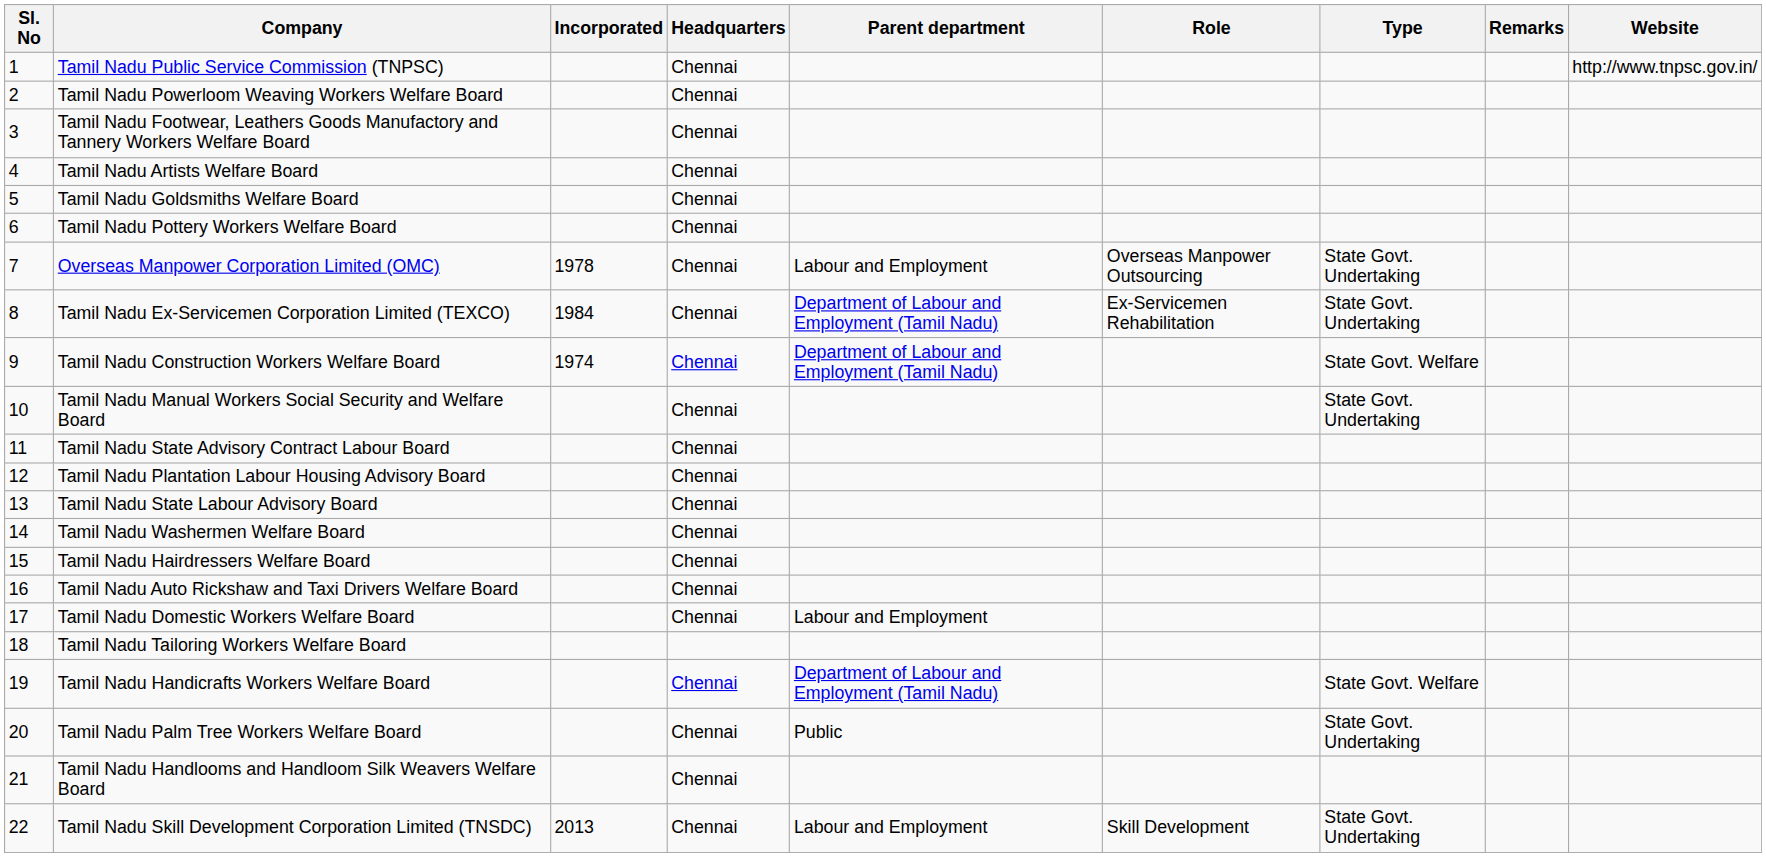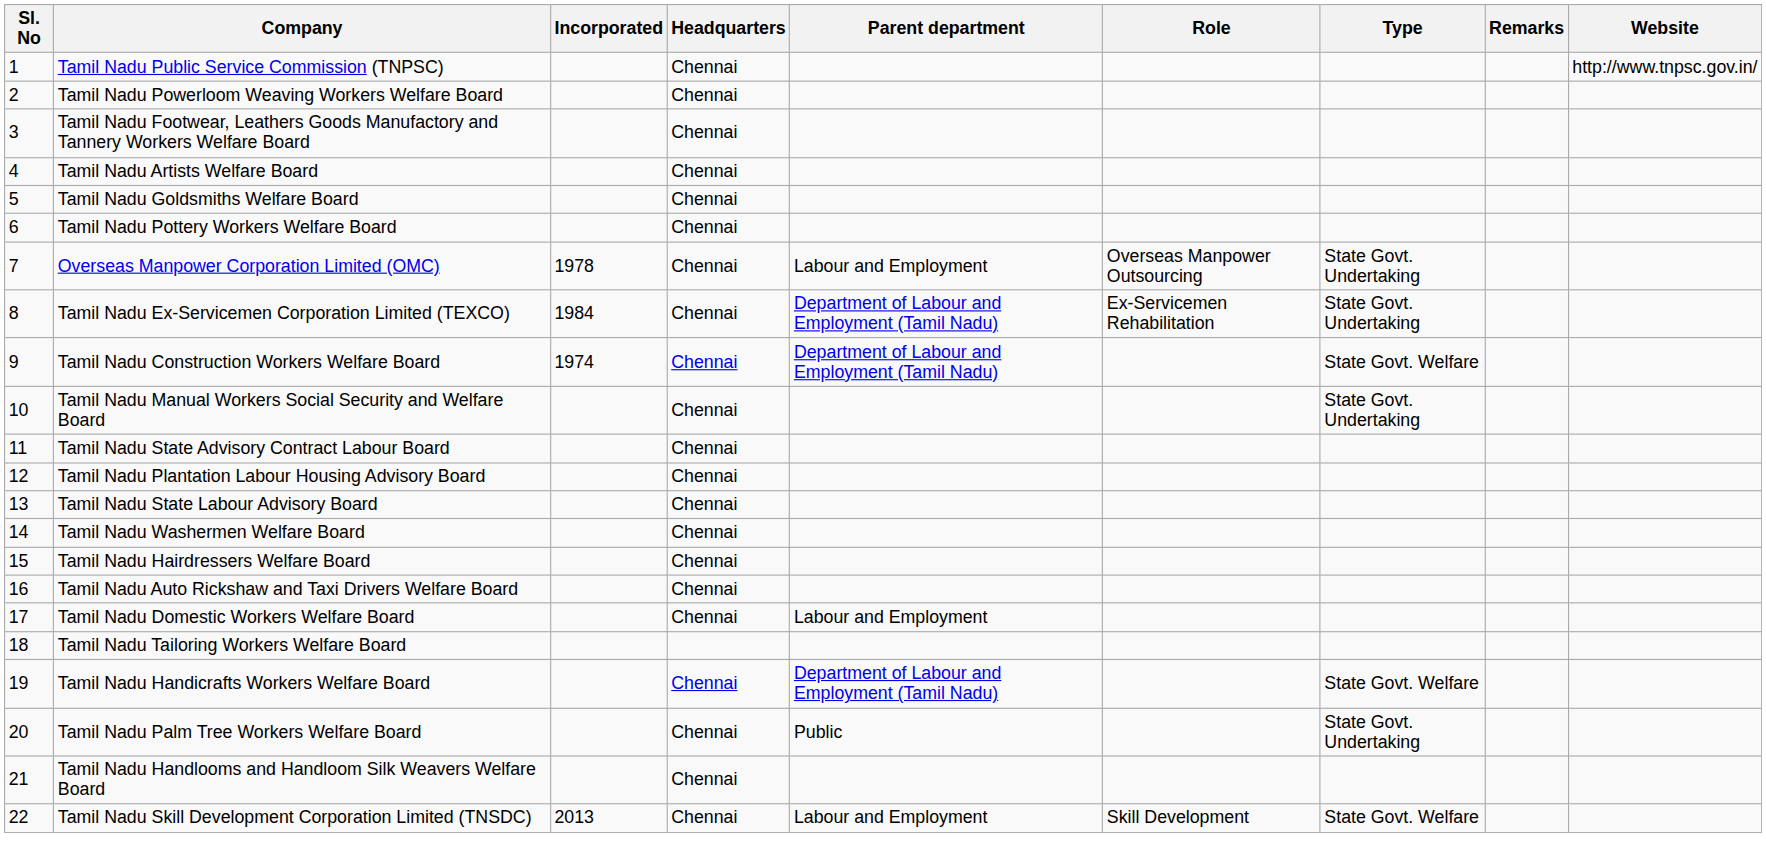(1372, 828) State Govt. Undertaking -> (1402, 818) State Govt. Welfare
